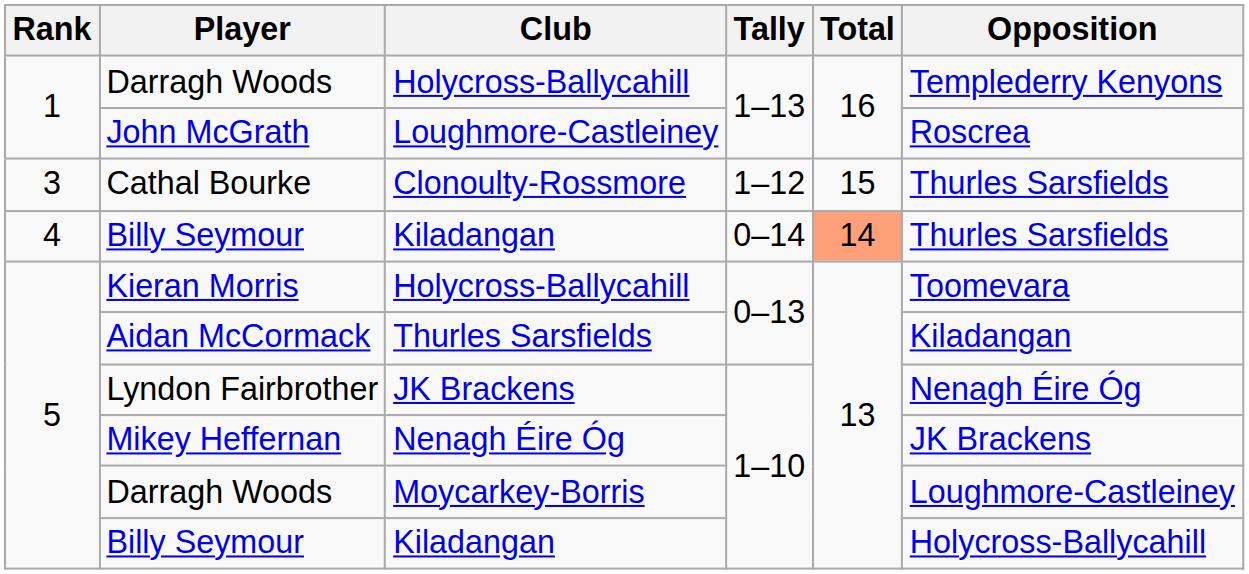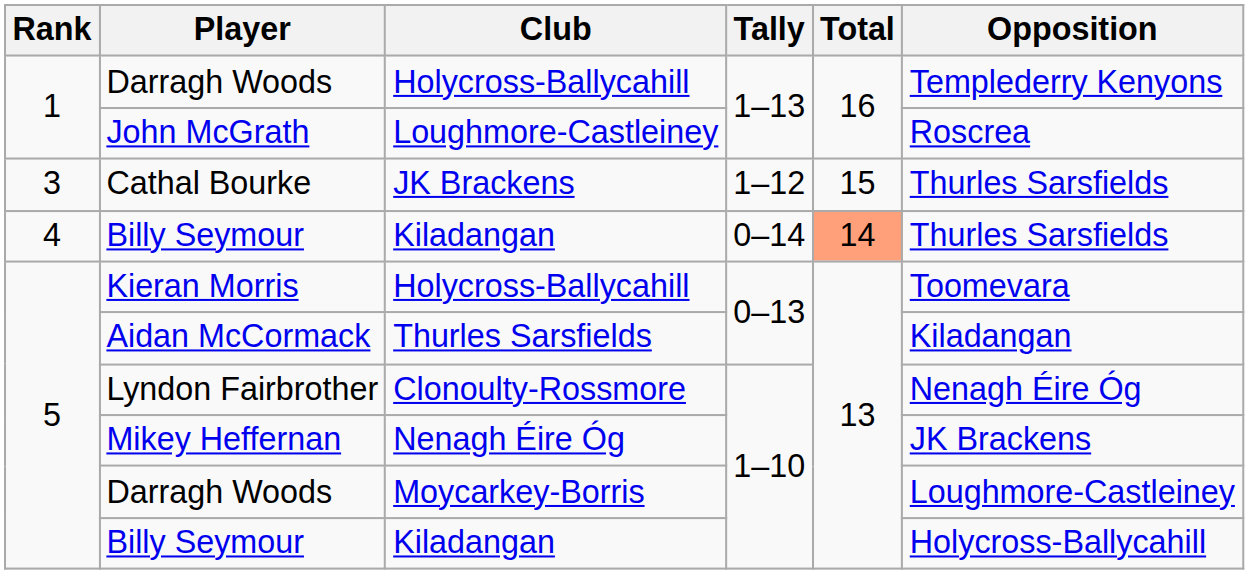(540, 183) Clonoulty-Rossmore -> (484, 183) JK Brackens
(484, 388) JK Brackens -> (540, 388) Clonoulty-Rossmore
